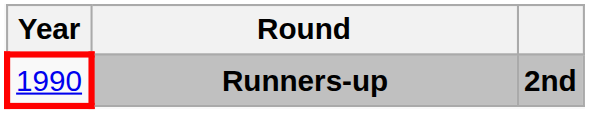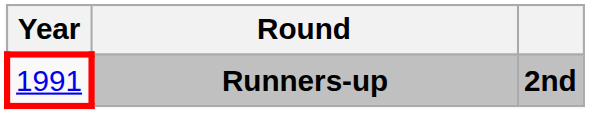(49, 80) 1990 -> (49, 80) 1991
